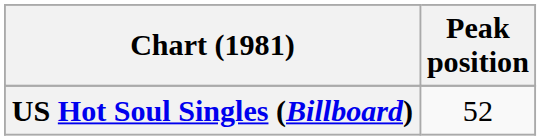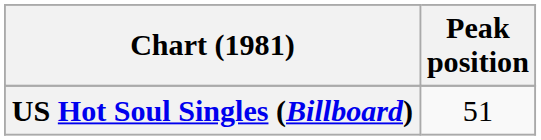(478, 109) 52 -> (478, 109) 51
